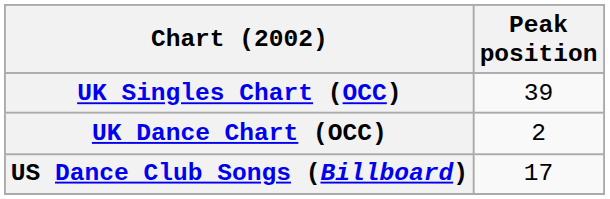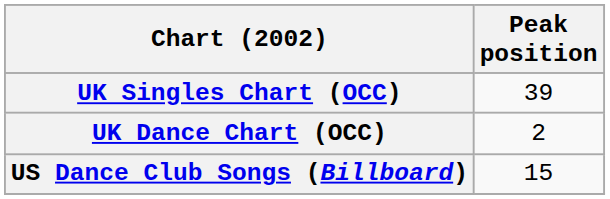(539, 173) 17 -> (539, 173) 15
